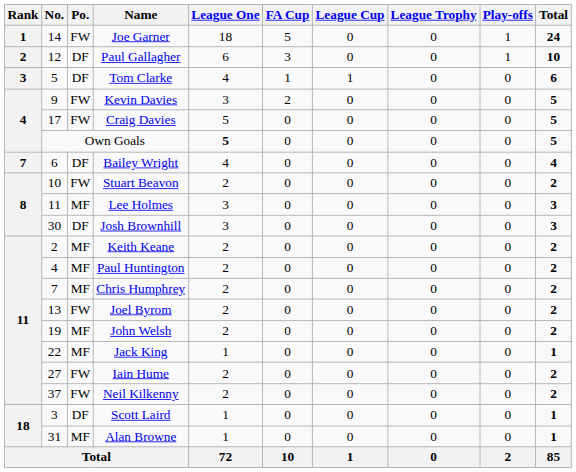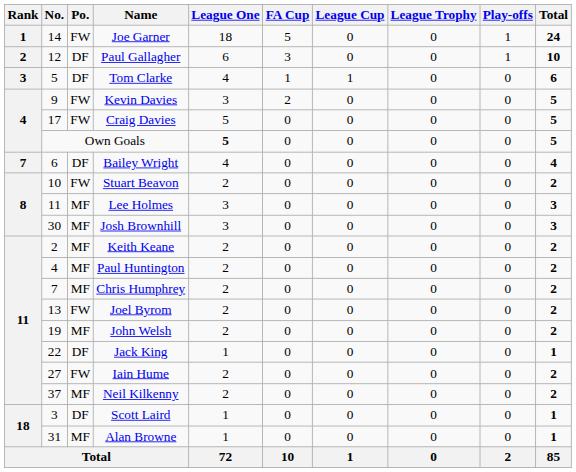(80, 225) DF -> (80, 225) MF
(80, 352) MF -> (80, 352) DF
(80, 394) FW -> (80, 394) MF
